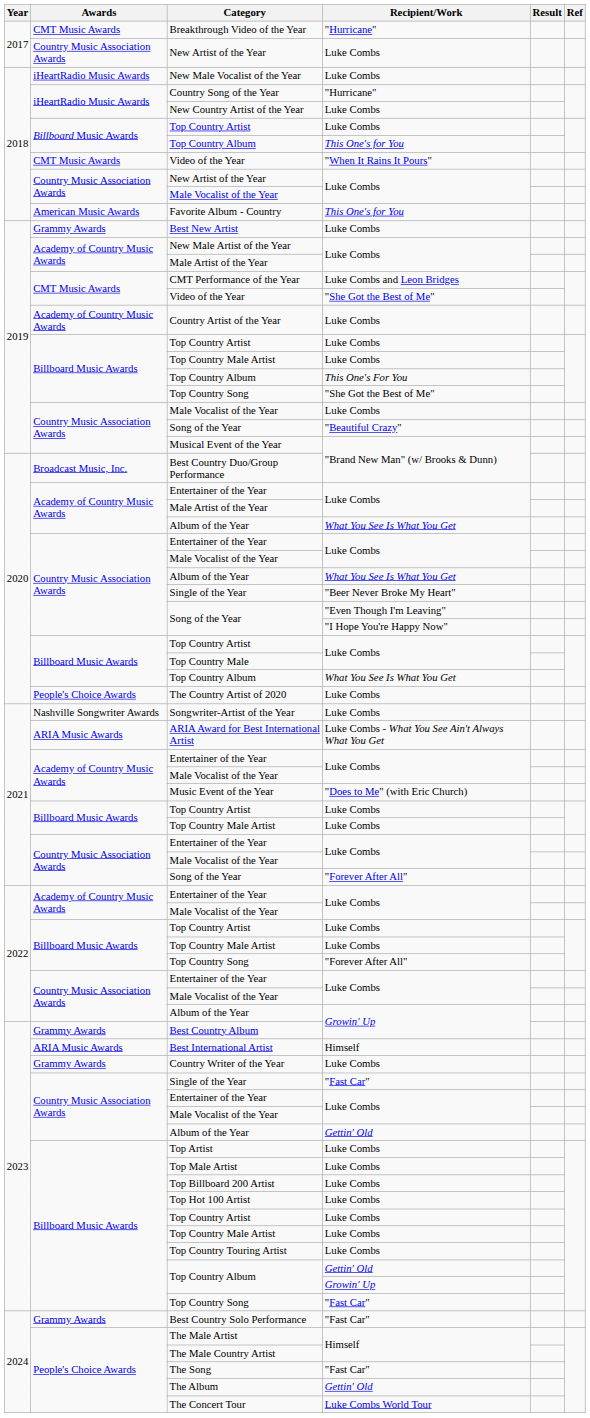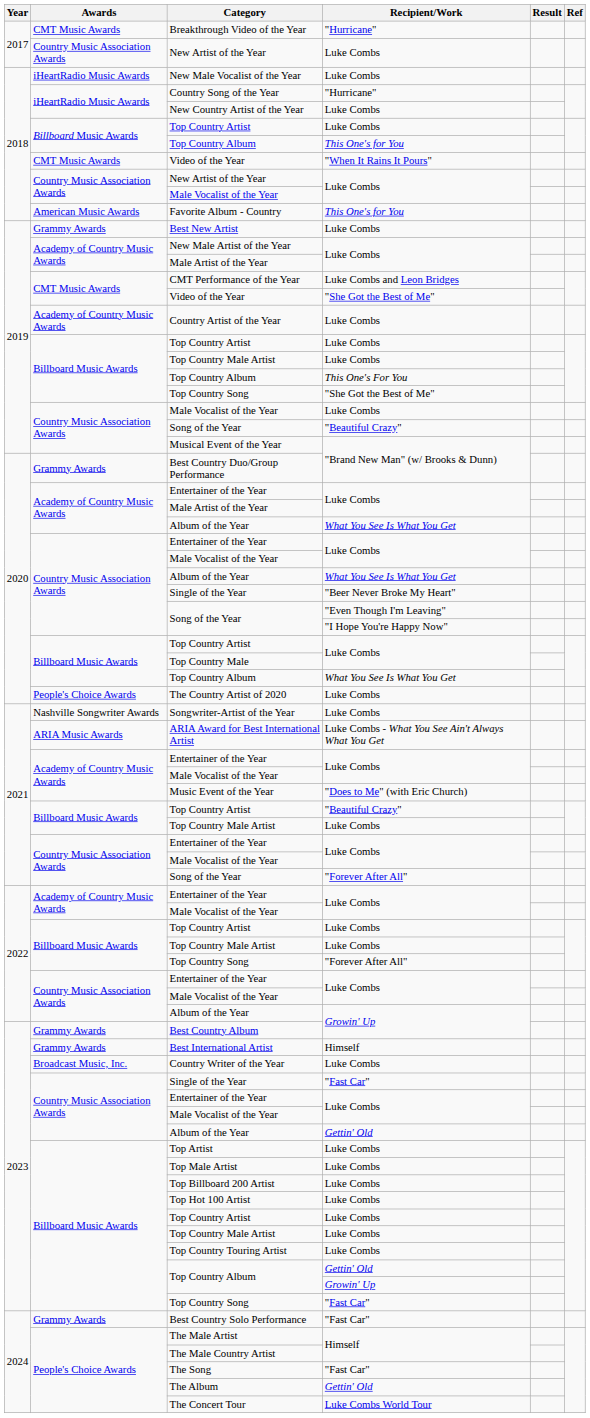(80, 468) Broadcast Music, Inc. -> (69, 468) Grammy Awards
(352, 809) Luke Combs -> (363, 809) "Beautiful Crazy"
(78, 1047) ARIA Music Awards -> (69, 1047) Grammy Awards
(69, 1064) Grammy Awards -> (80, 1064) Broadcast Music, Inc.
